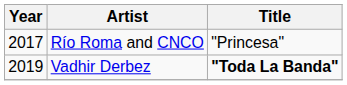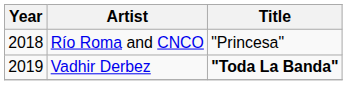(26, 42) 2017 -> (26, 42) 2018
